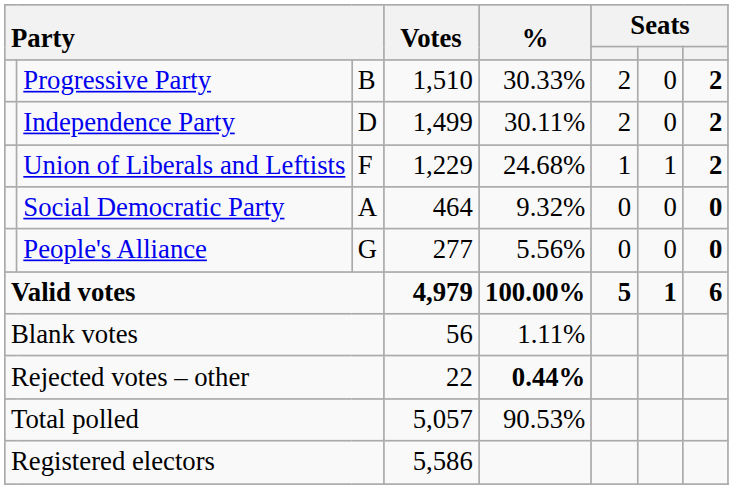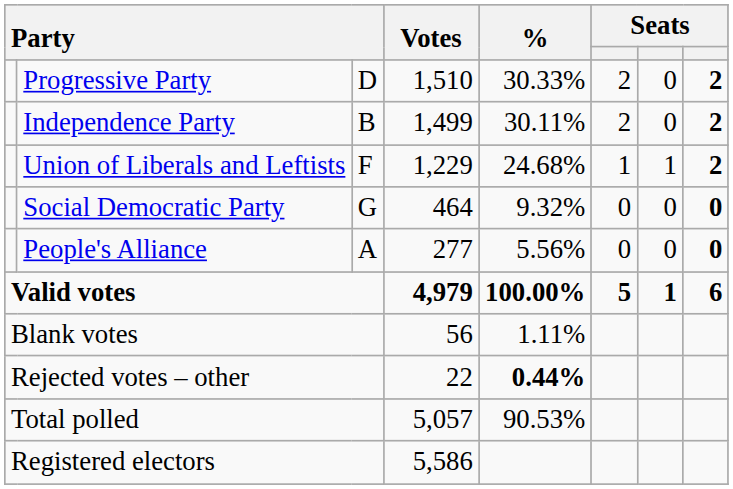(367, 80) B -> (367, 80) D
(367, 122) D -> (367, 122) B
(367, 207) A -> (367, 207) G
(367, 249) G -> (367, 249) A
